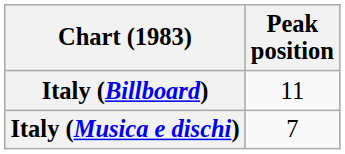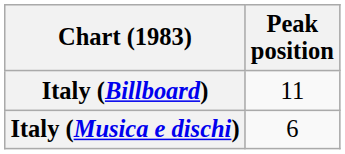(292, 129) 7 -> (292, 129) 6
